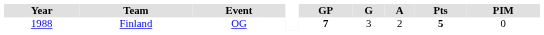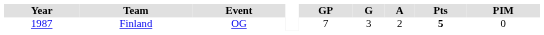(42, 24) 1988 -> (42, 24) 1987
(326, 24) bold -> (326, 24) normal
